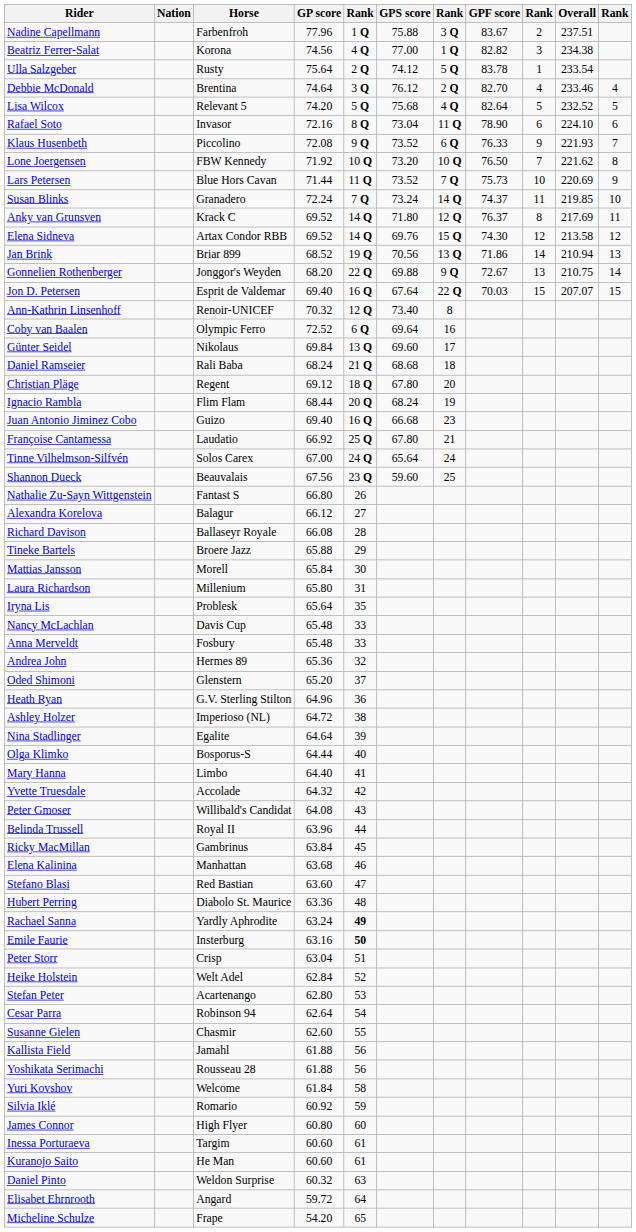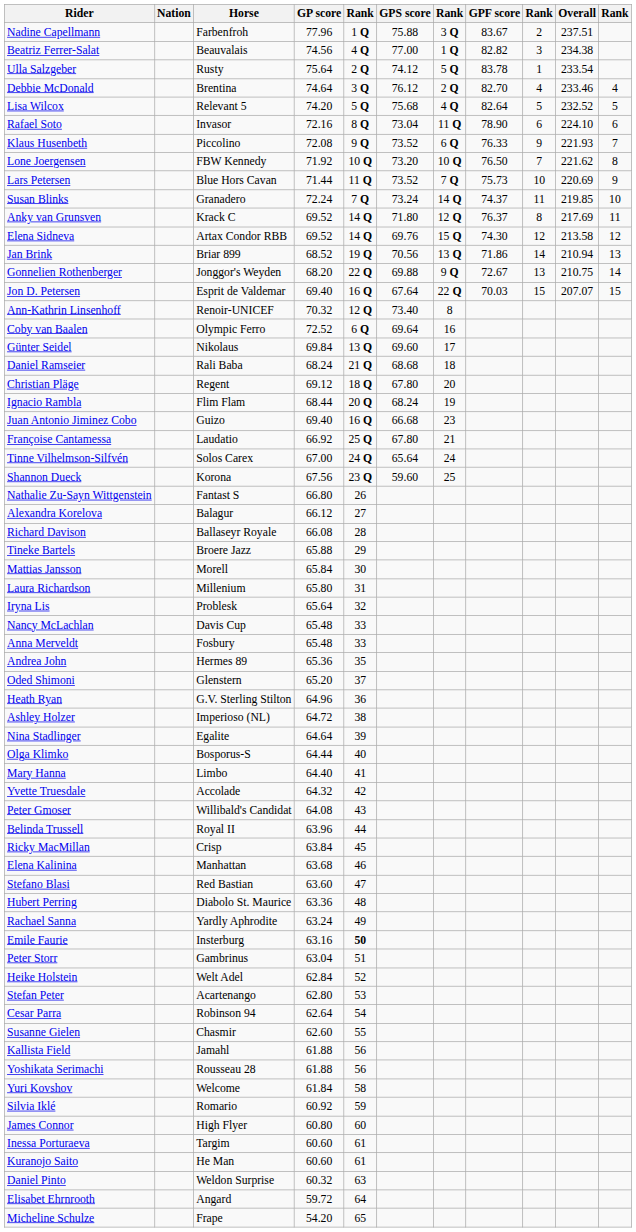(214, 50) Korona -> (222, 50) Beauvalais
(222, 476) Beauvalais -> (214, 476) Korona
(360, 606) 35 -> (360, 606) 32
(360, 662) 32 -> (360, 662) 35
(222, 847) Gambrinus -> (209, 847) Crisp
(360, 921) bold -> (360, 921) normal
(209, 958) Crisp -> (222, 958) Gambrinus
